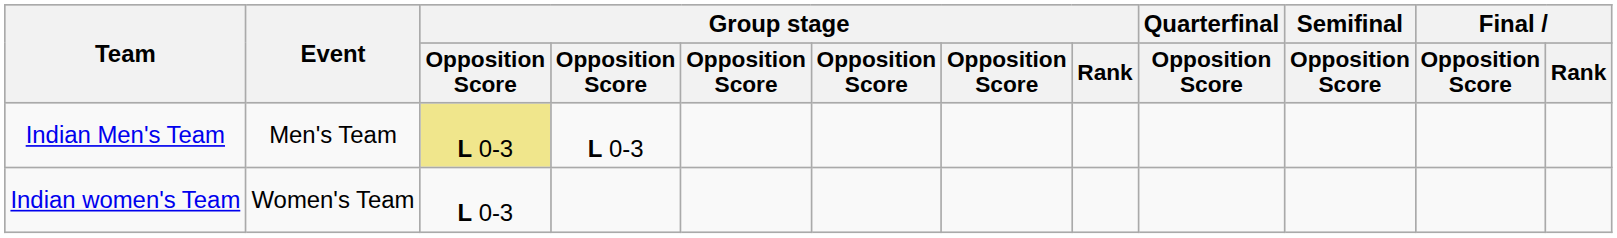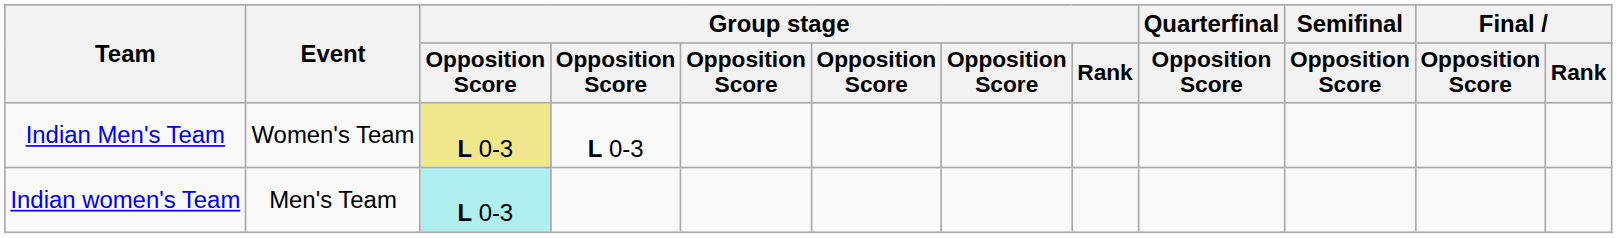(333, 136) Men's Team -> (333, 136) Women's Team
(333, 200) Women's Team -> (333, 200) Men's Team
(485, 213) no background -> (485, 213) paleturquoise background
